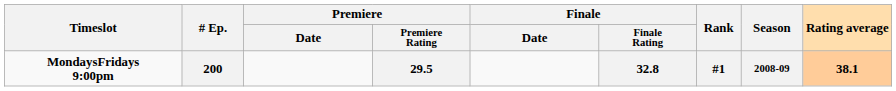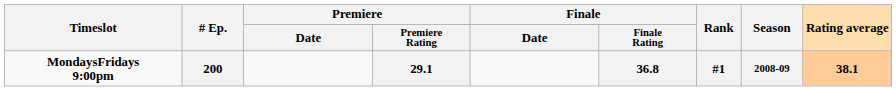(421, 68) 29.5 -> (421, 68) 29.1
(648, 68) 32.8 -> (648, 68) 36.8
